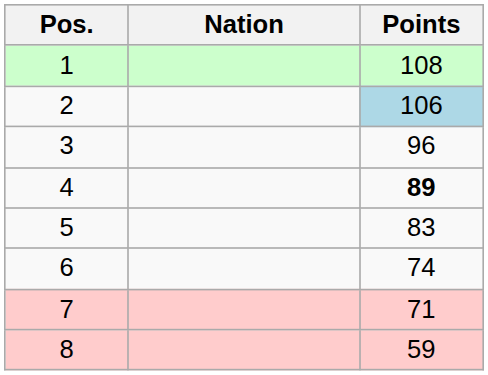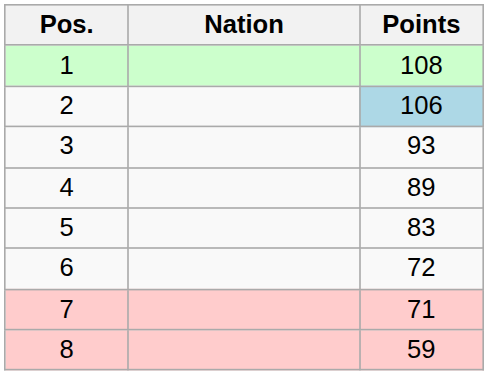(421, 146) 96 -> (421, 146) 93
(421, 187) bold -> (421, 187) normal
(421, 268) 74 -> (421, 268) 72
